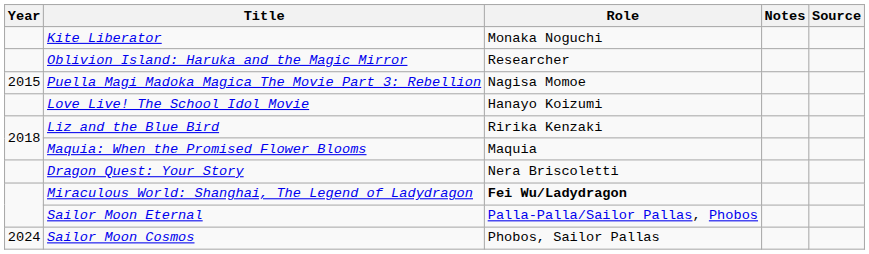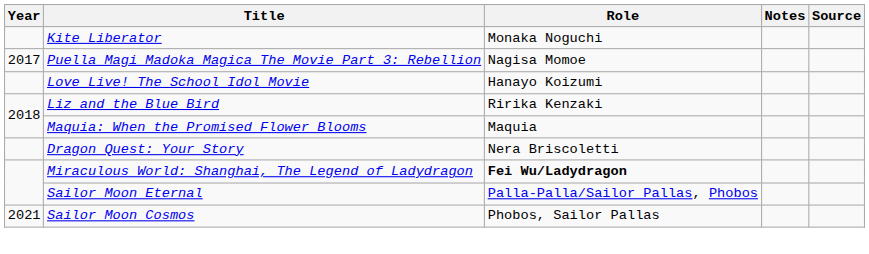- row: (227, 60)
(24, 82) 2015 -> (24, 60) 2017
(24, 238) 2024 -> (24, 216) 2021
